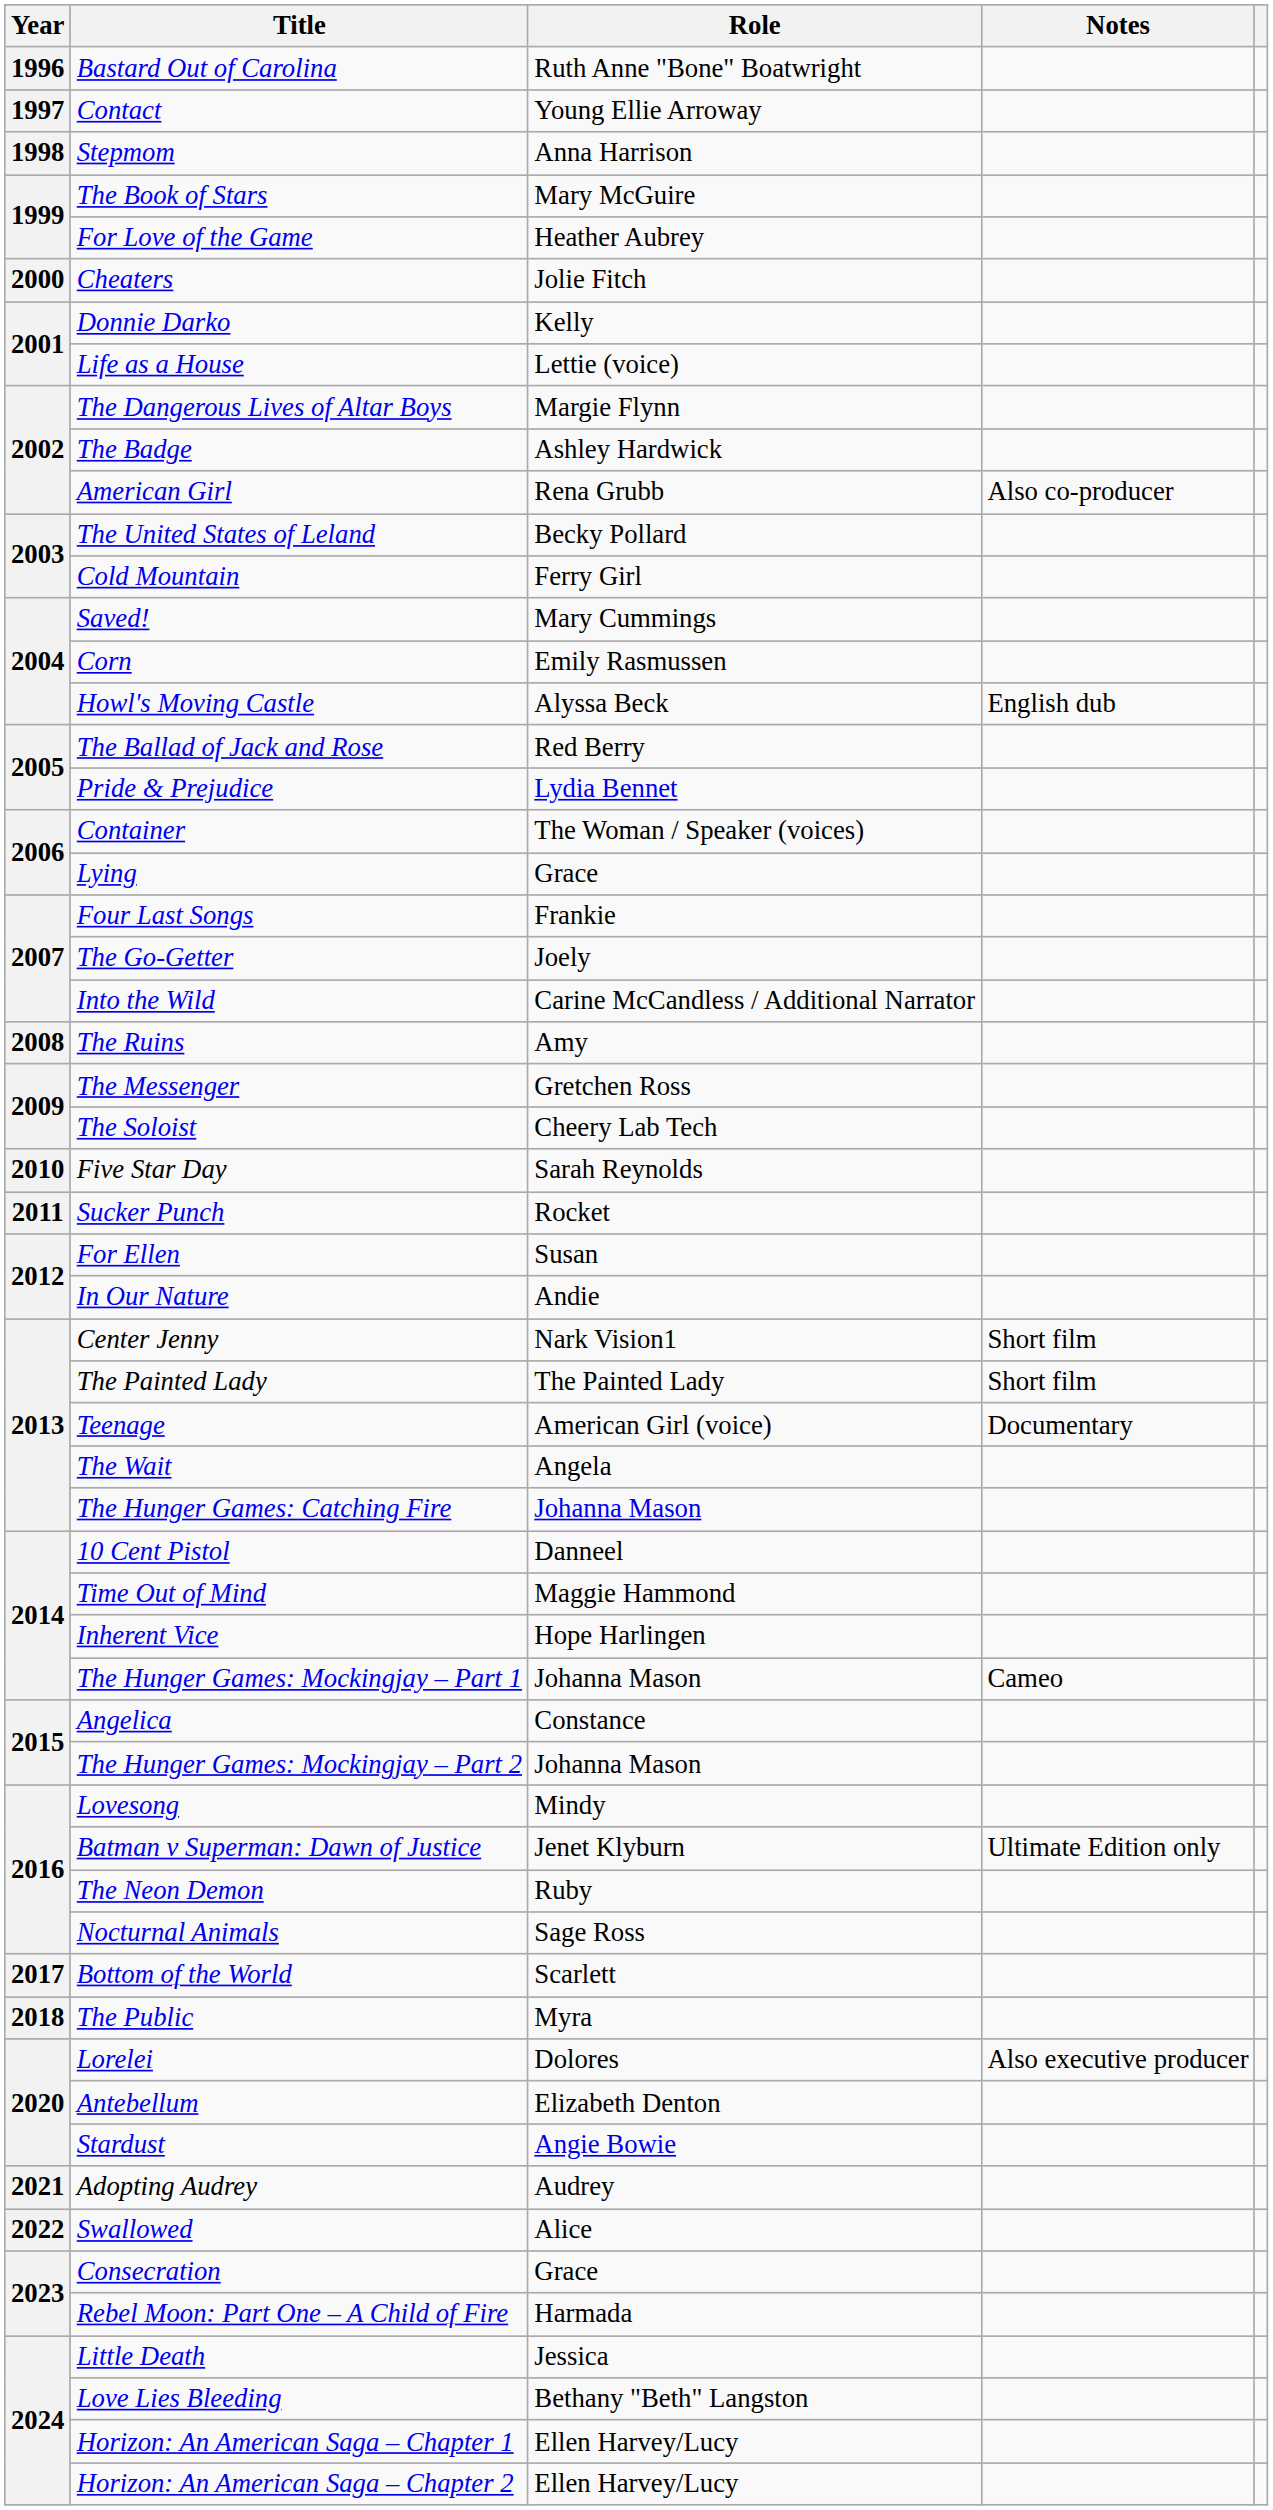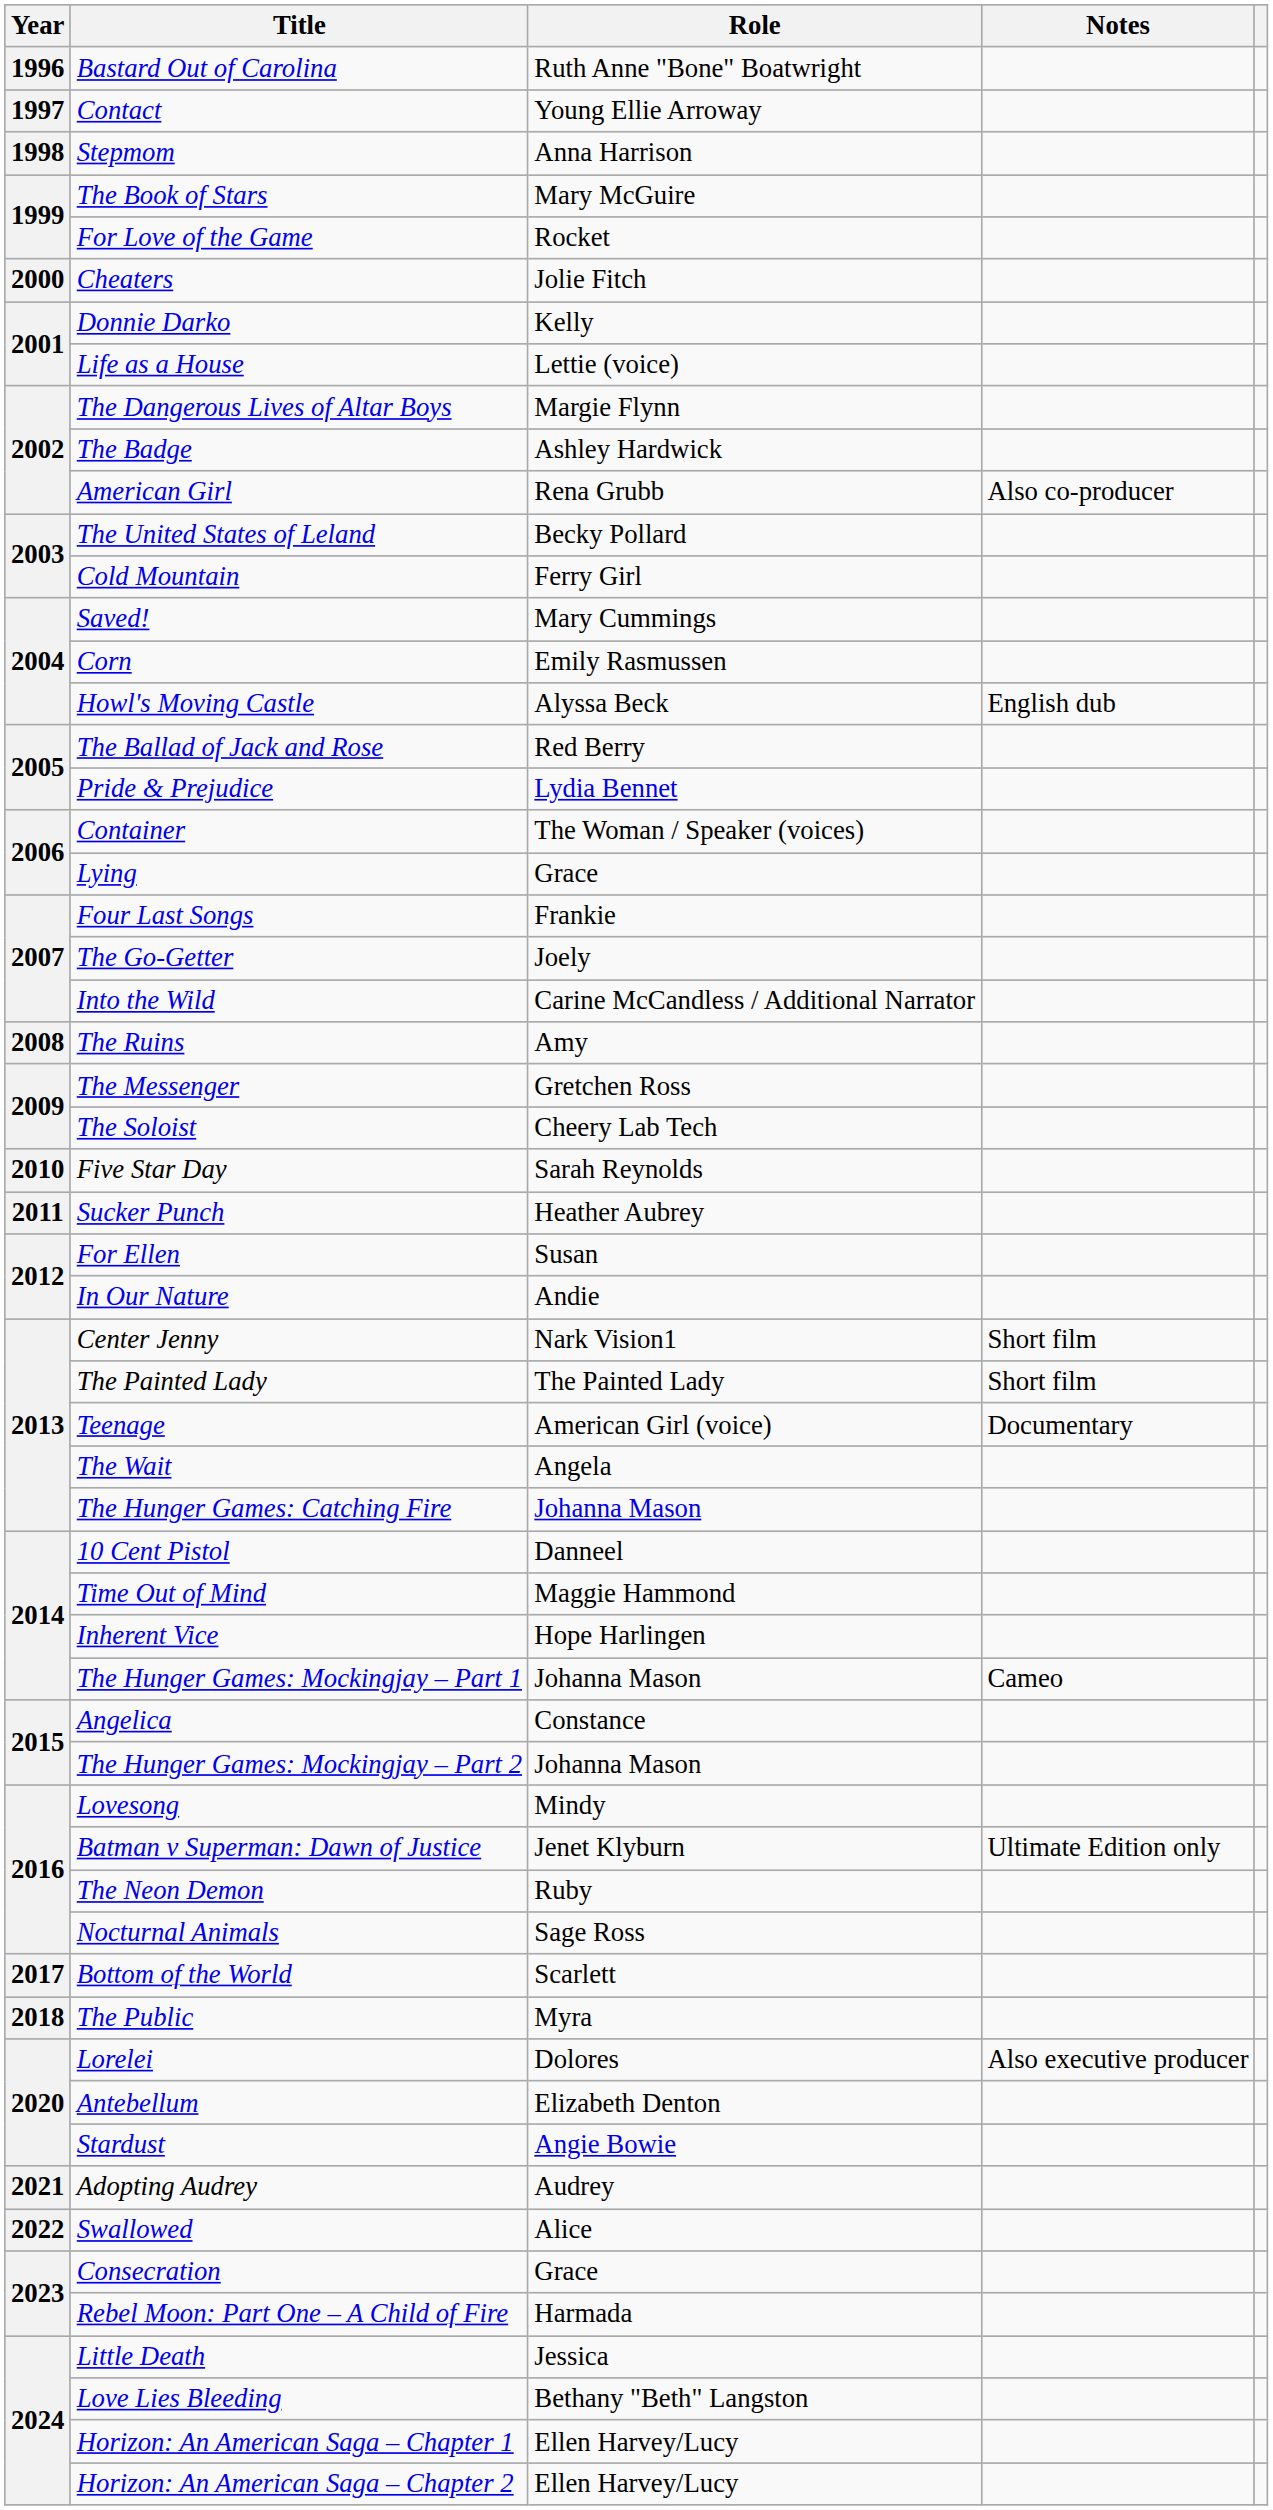(619, 237) Heather Aubrey -> (572, 237) Rocket
(572, 1212) Rocket -> (619, 1212) Heather Aubrey
